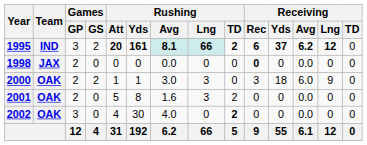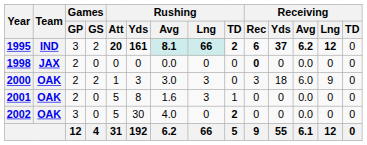(138, 81) 1 -> (138, 81) 3
(234, 98) 2 -> (234, 98) 1
(116, 115) 4 -> (116, 115) 5
